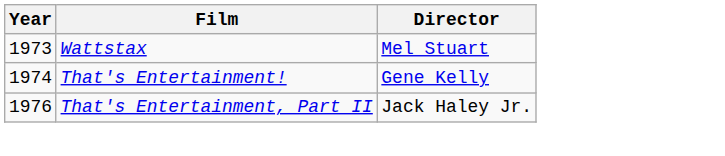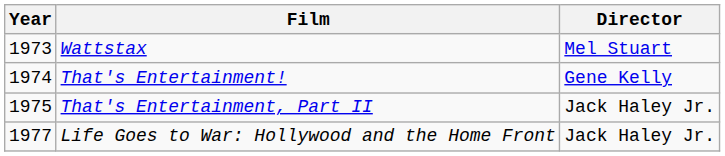(31, 107) 1976 -> (31, 107) 1975
+ row: (308, 136)
